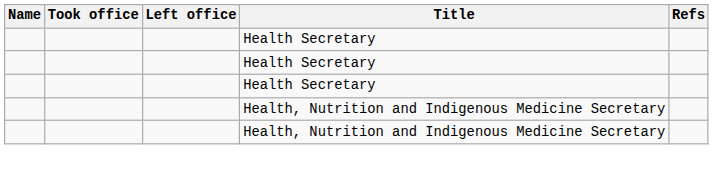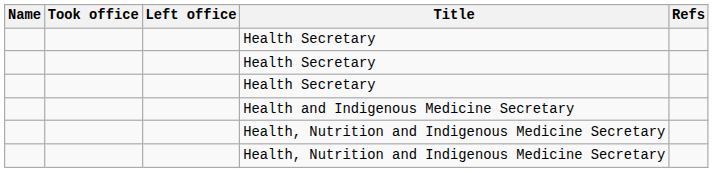+ row: (24, 109)
